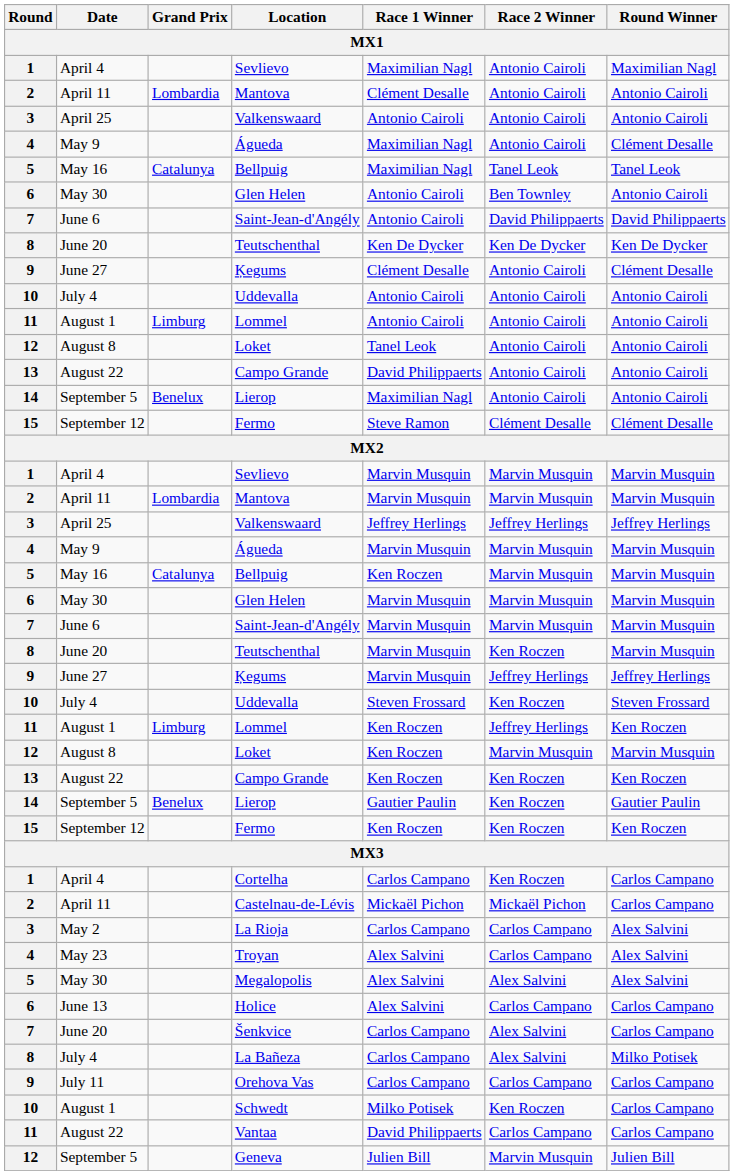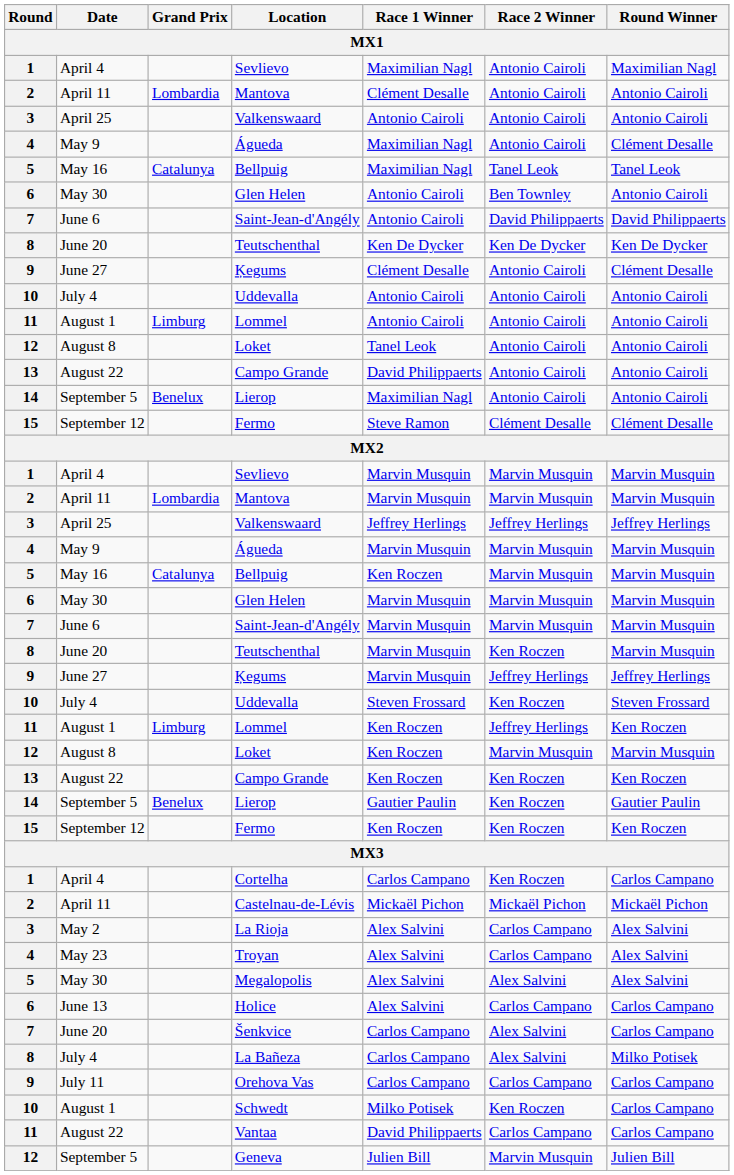(662, 904) Carlos Campano -> (659, 904) Mickaël Pichon
(418, 929) Carlos Campano -> (406, 929) Alex Salvini
